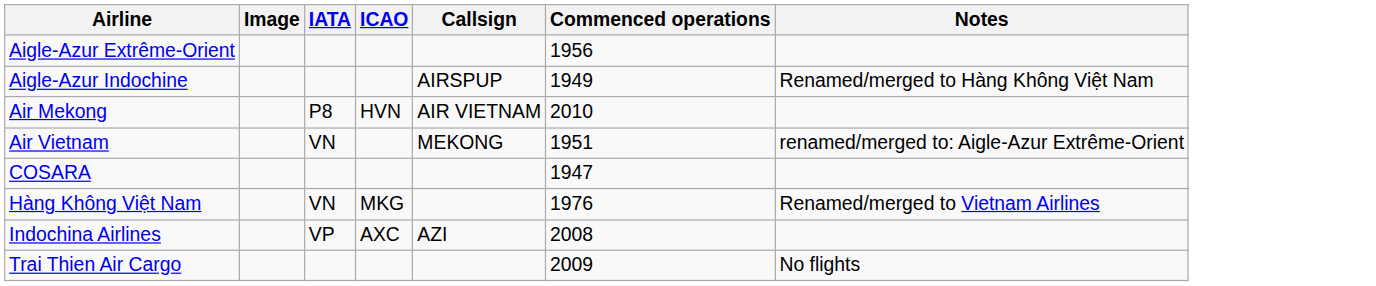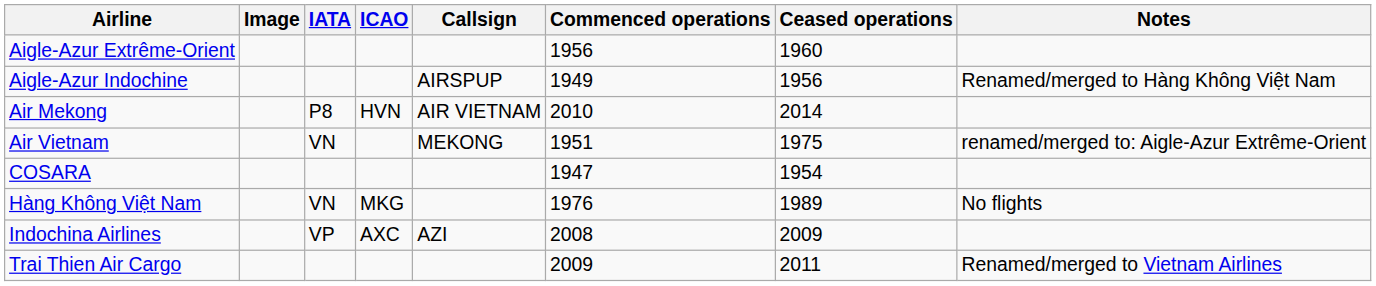+ column: (866, 19)
(940, 204) Renamed/merged to Vietnam Airlines -> (1002, 204) No flights
(820, 265) No flights -> (1122, 265) Renamed/merged to Vietnam Airlines
